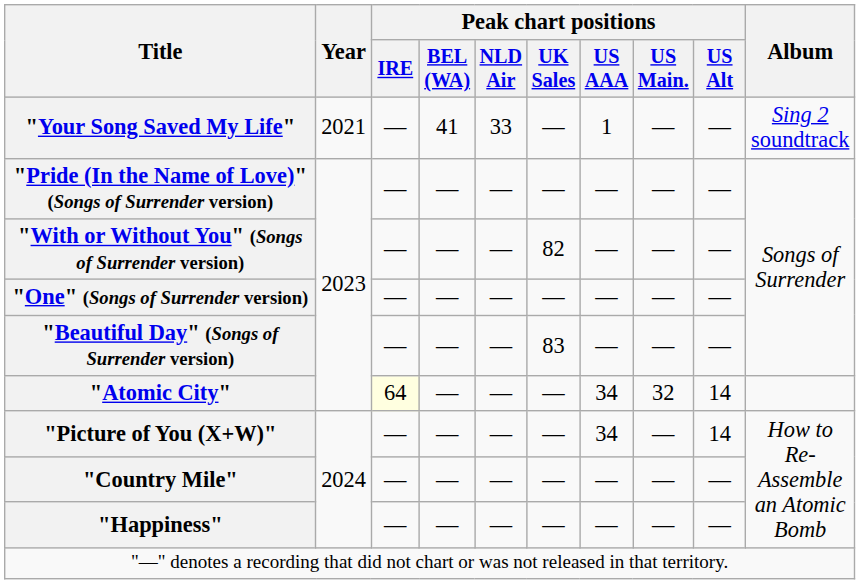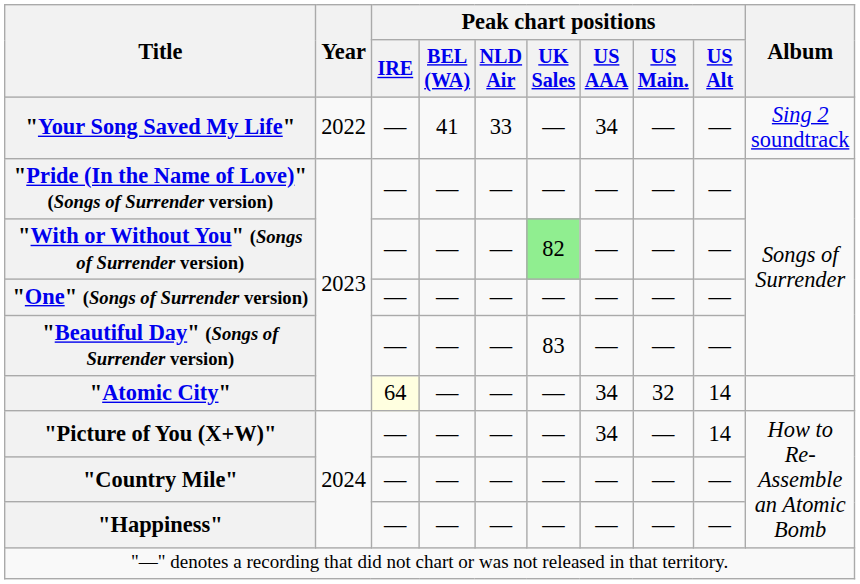(344, 127) 2021 -> (344, 127) 2022
(607, 127) 1 -> (607, 127) 34
(553, 248) no background -> (553, 248) lightgreen background
